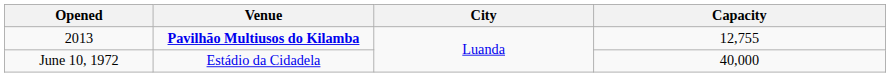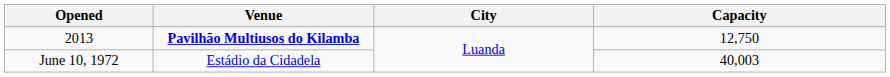(739, 38) 12,755 -> (739, 38) 12,750
(739, 60) 40,000 -> (739, 60) 40,003
